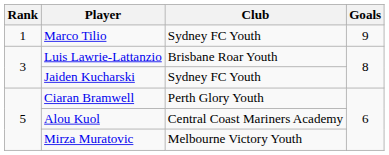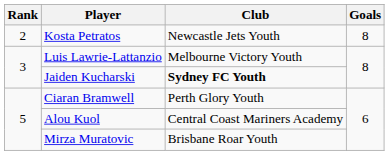- row: (75, 35)
+ row: (82, 35)
(223, 56) Brisbane Roar Youth -> (235, 56) Melbourne Victory Youth
(214, 77) normal -> (217, 77) bold
(235, 139) Melbourne Victory Youth -> (223, 139) Brisbane Roar Youth
